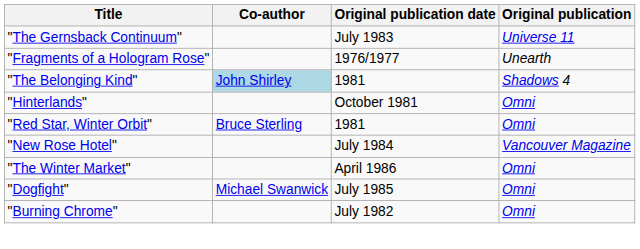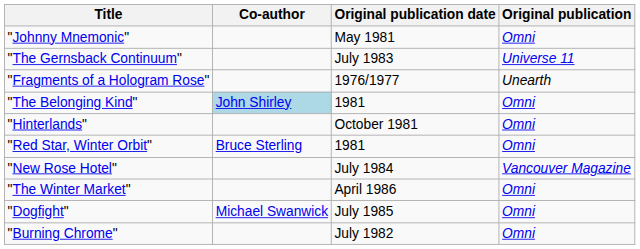+ row: (68, 37)
(536, 80) Shadows 4 -> (519, 102) Omni
